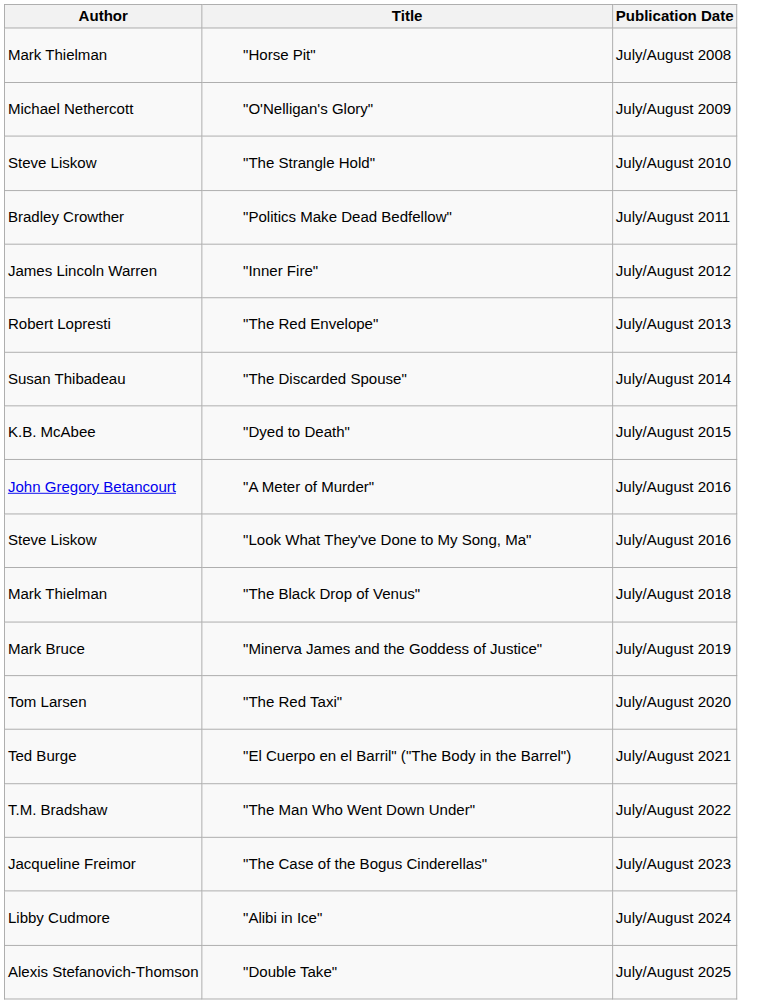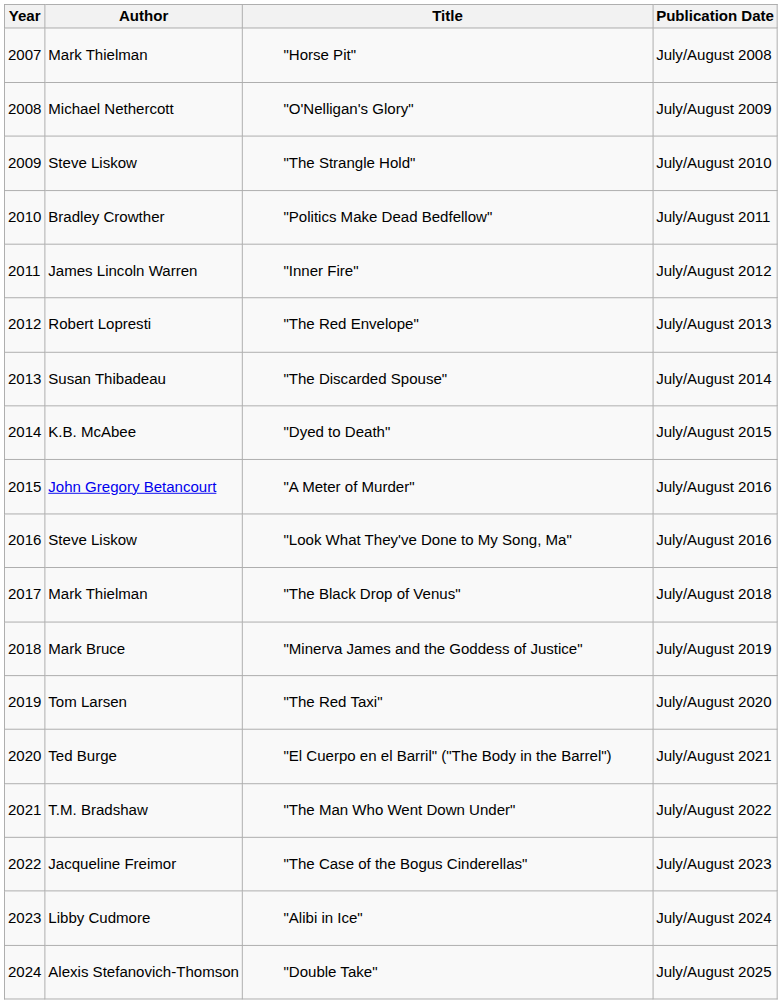+ column: (25, 16)
